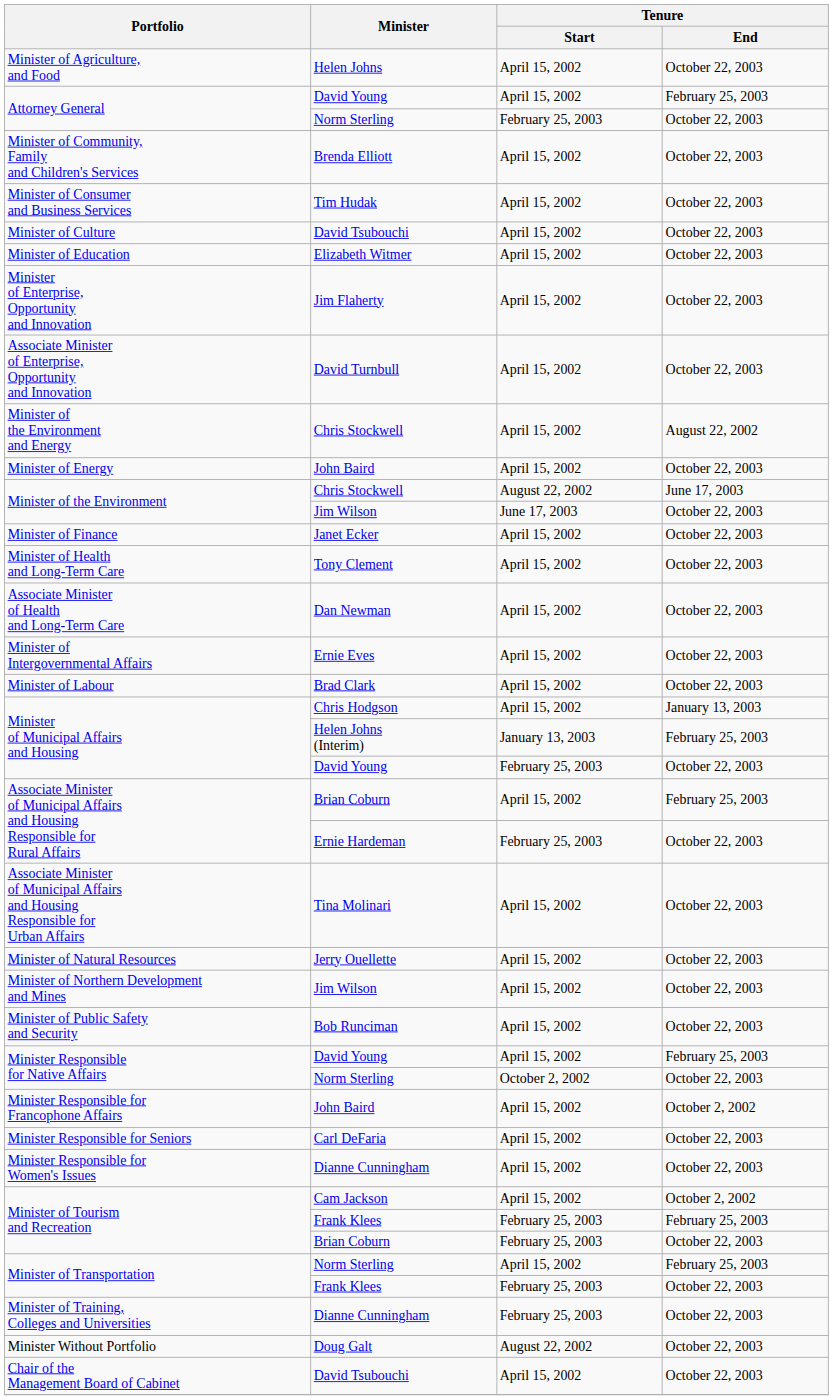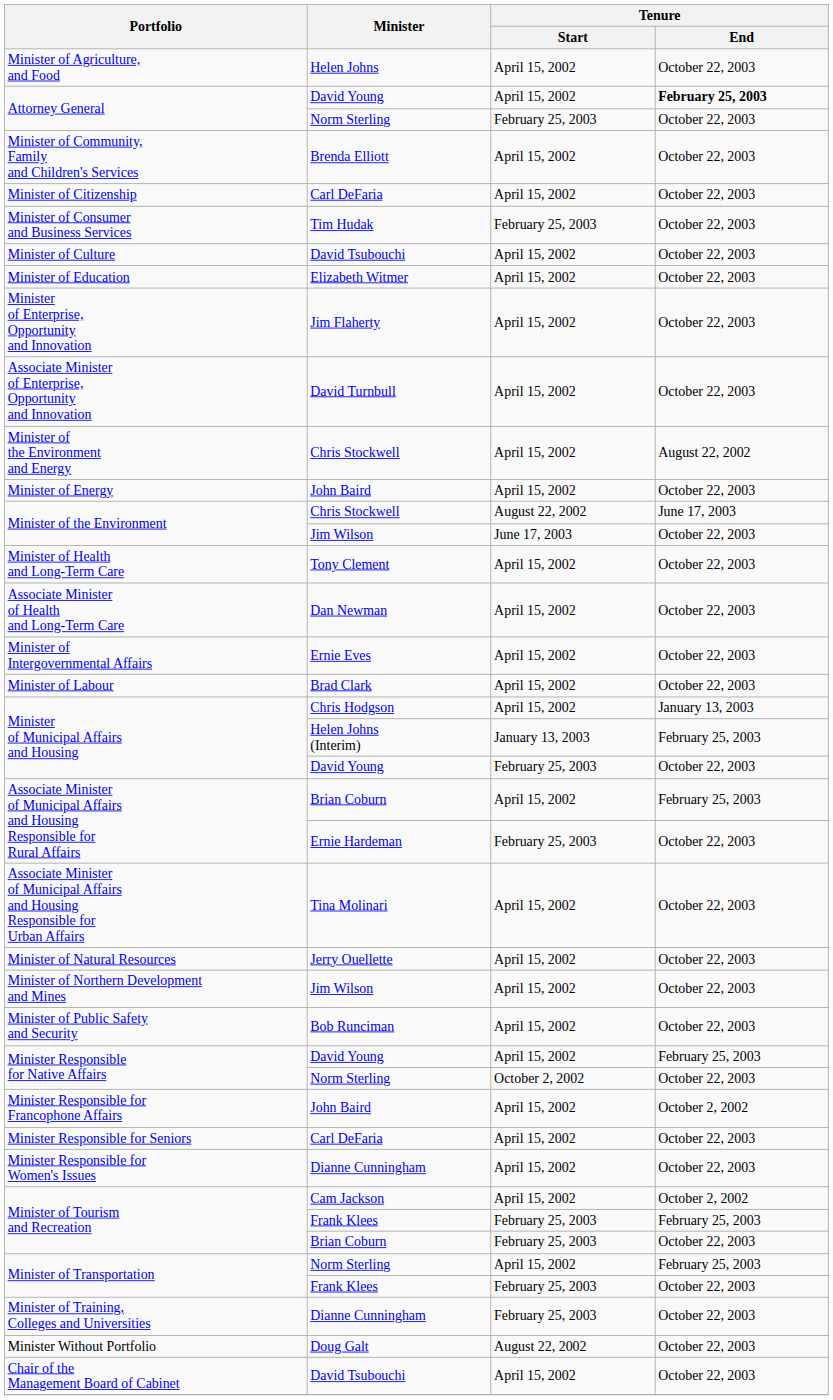(717, 97) normal -> (712, 97) bold
+ row: (72, 194)
(540, 202) April 15, 2002 -> (545, 224) February 25, 2003
- row: (63, 534)
